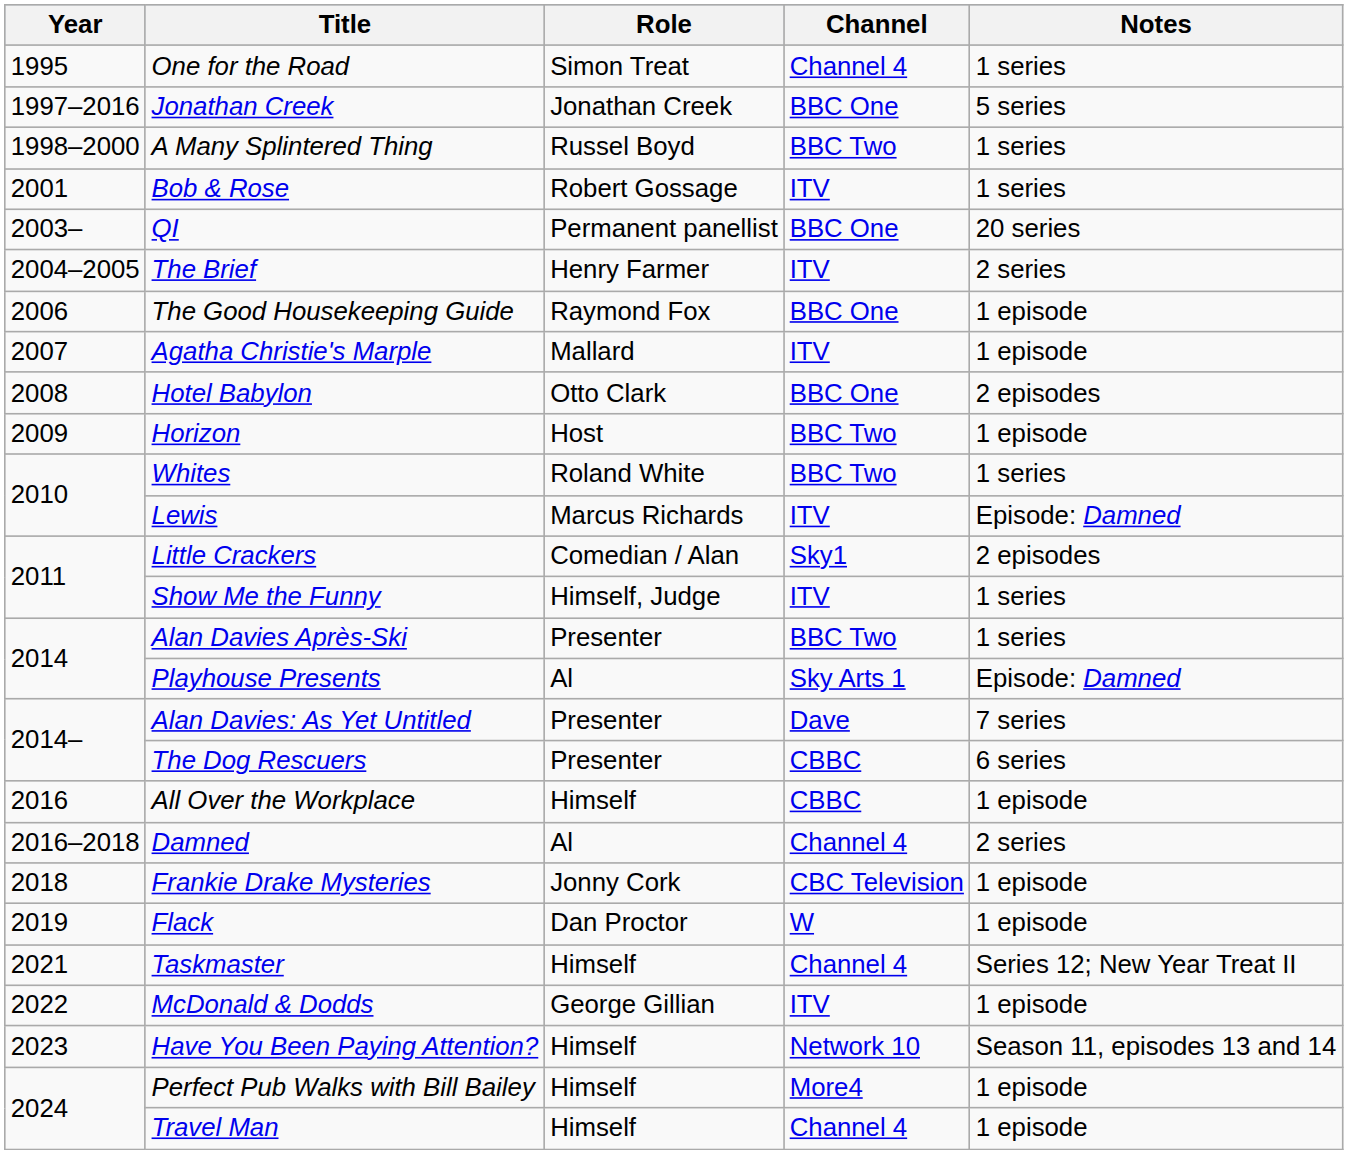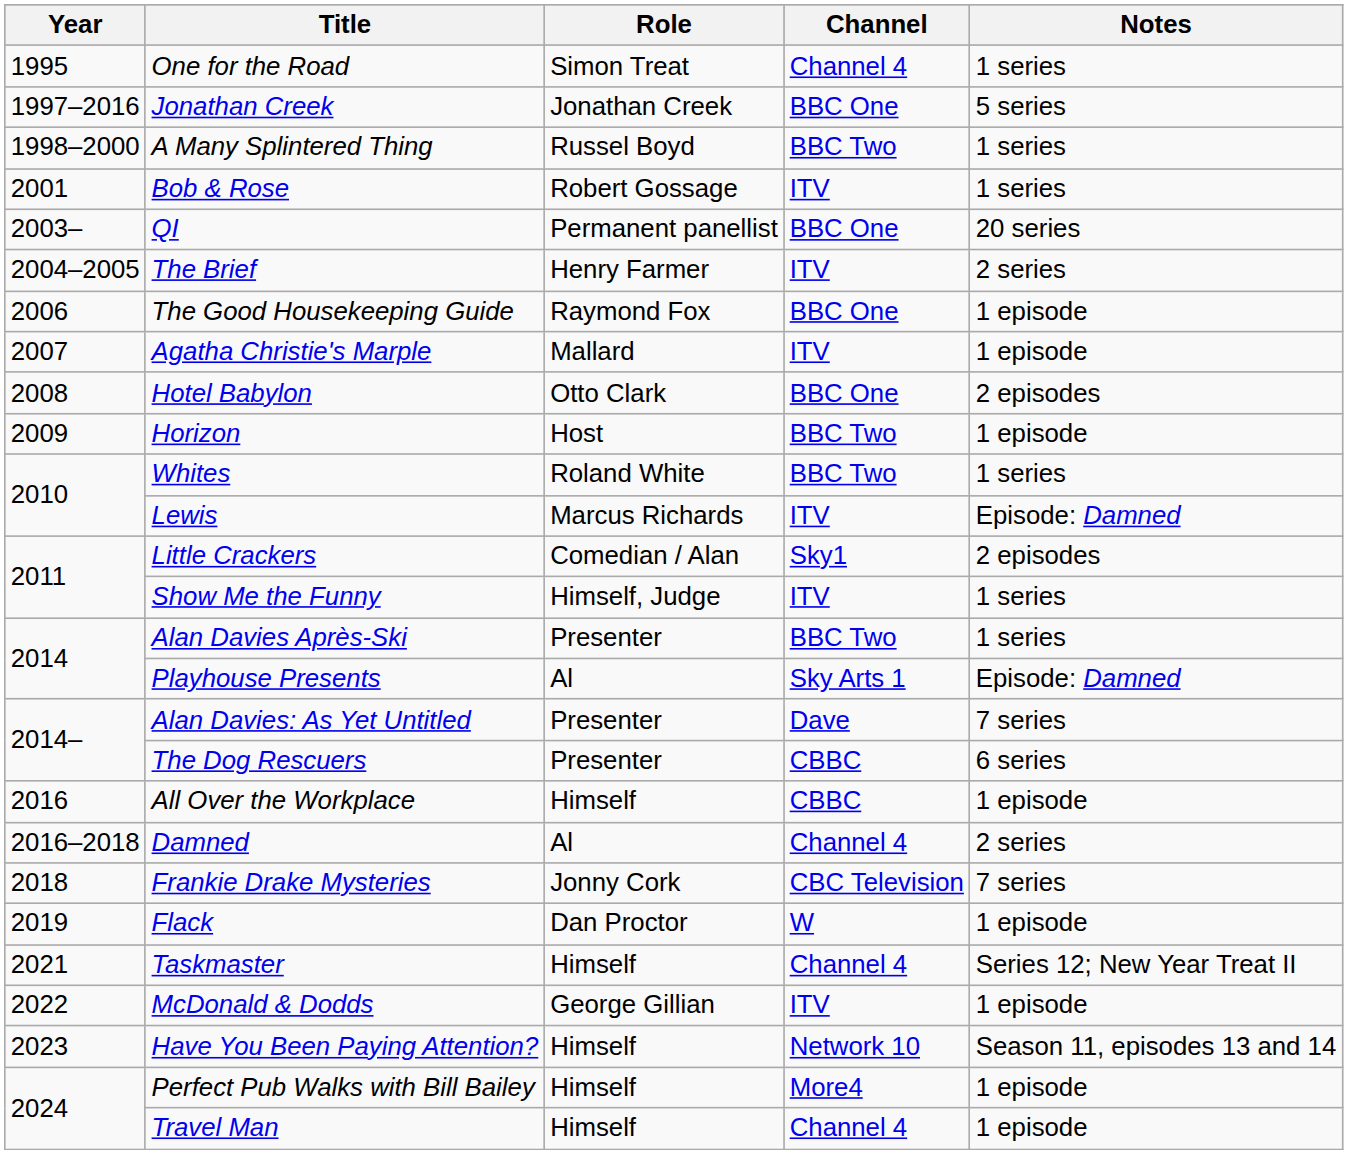(1032, 882) 1 episode -> (1021, 882) 7 series
